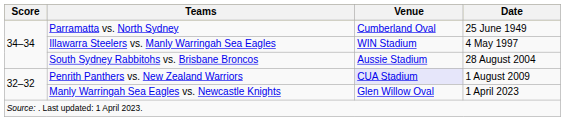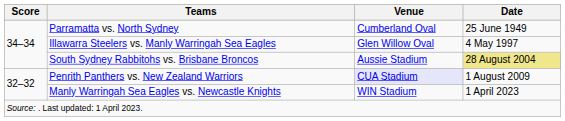(387, 44) WIN Stadium -> (396, 44) Glen Willow Oval
(501, 60) no background -> (501, 60) khaki background
(396, 92) Glen Willow Oval -> (387, 92) WIN Stadium
